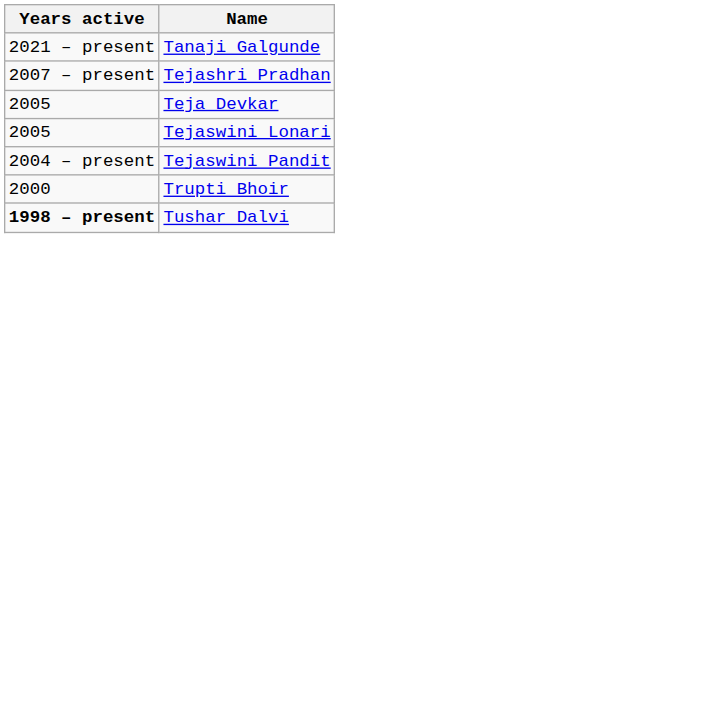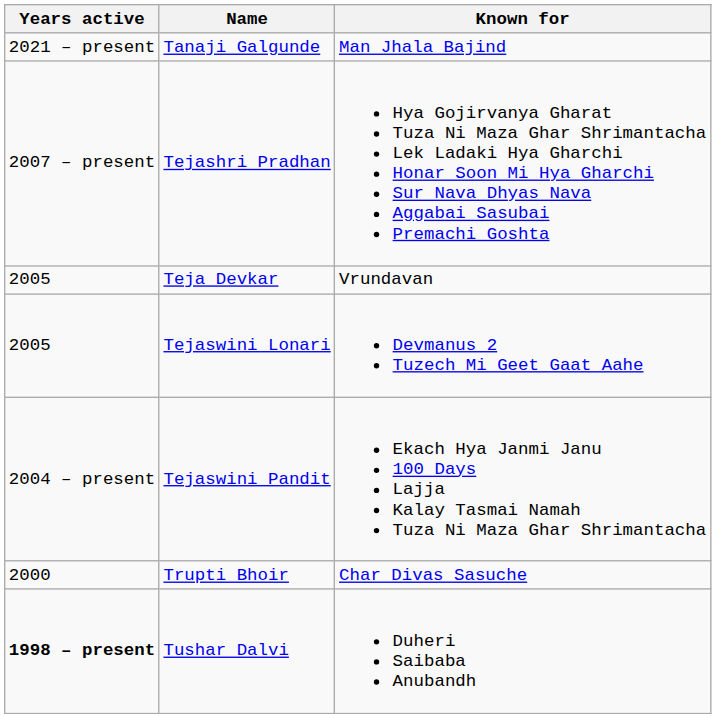+ column: (523, 19)
